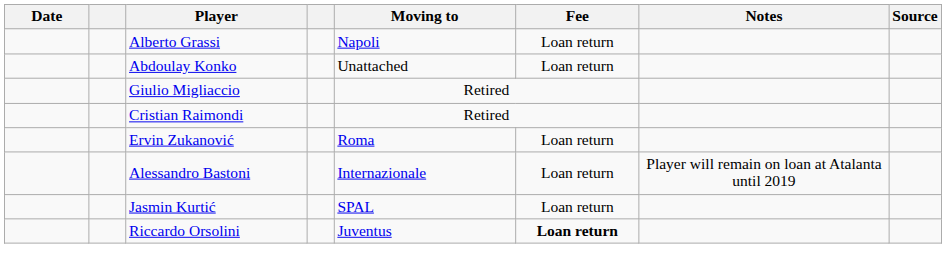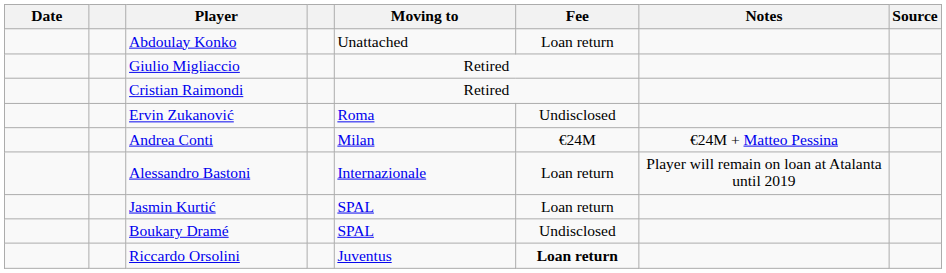- row: (175, 41)
(577, 139) Loan return -> (577, 115) Undisclosed
+ row: (171, 139)
+ row: (179, 231)
